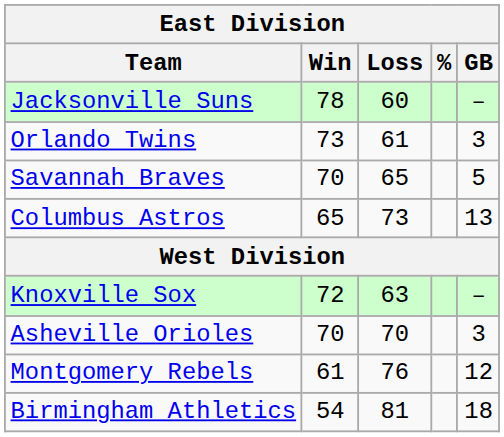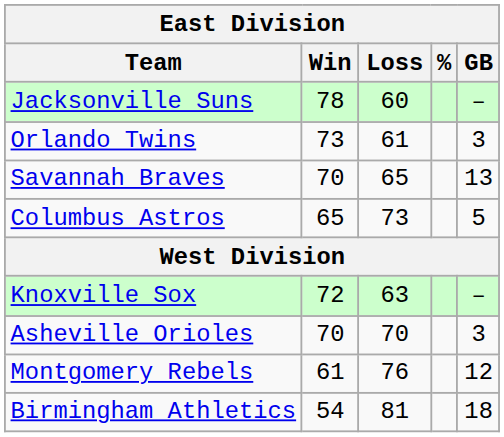(479, 179) 5 -> (479, 179) 13
(479, 218) 13 -> (479, 218) 5
